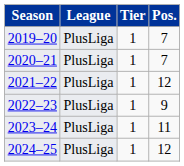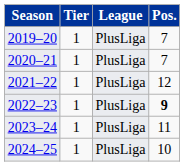columns swapped: (133, 15) <-> (88, 15)
(164, 104) normal -> (164, 104) bold
(164, 149) 12 -> (164, 149) 10
